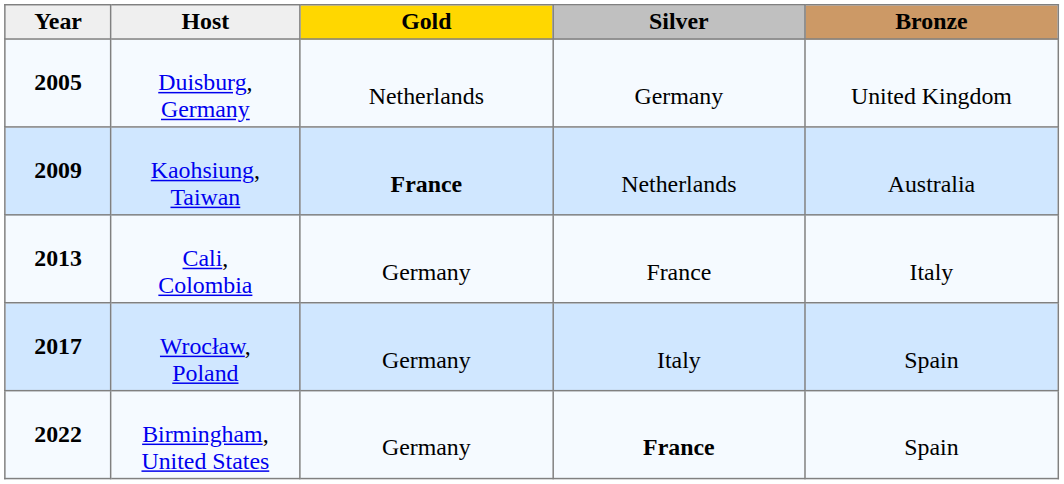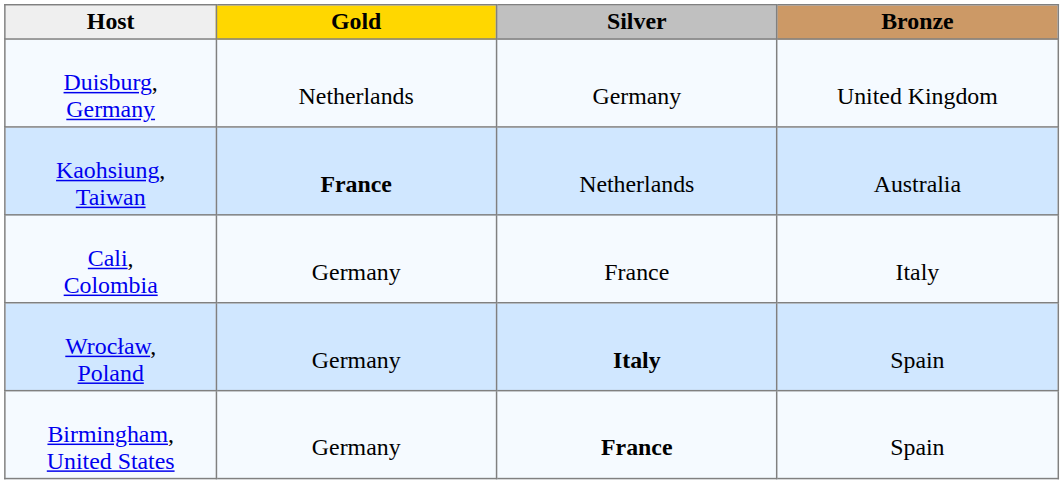- column: (58, 21)
(679, 359) normal -> (637, 359) bold
